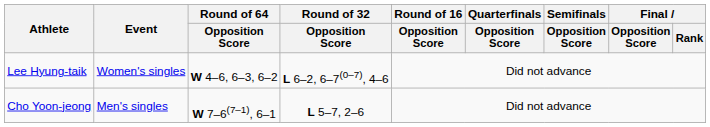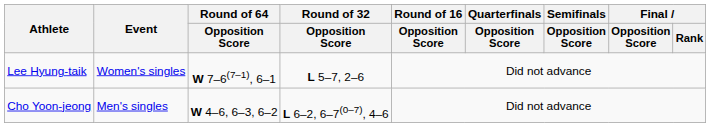(234, 77) W 4–6, 6–3, 6–2 -> (234, 77) W 7–6(7–1), 6–1
(336, 77) L 6–2, 6–7(0–7), 4–6 -> (336, 77) L 5–7, 2–6
(234, 112) W 7–6(7–1), 6–1 -> (234, 112) W 4–6, 6–3, 6–2
(336, 112) L 5–7, 2–6 -> (336, 112) L 6–2, 6–7(0–7), 4–6
